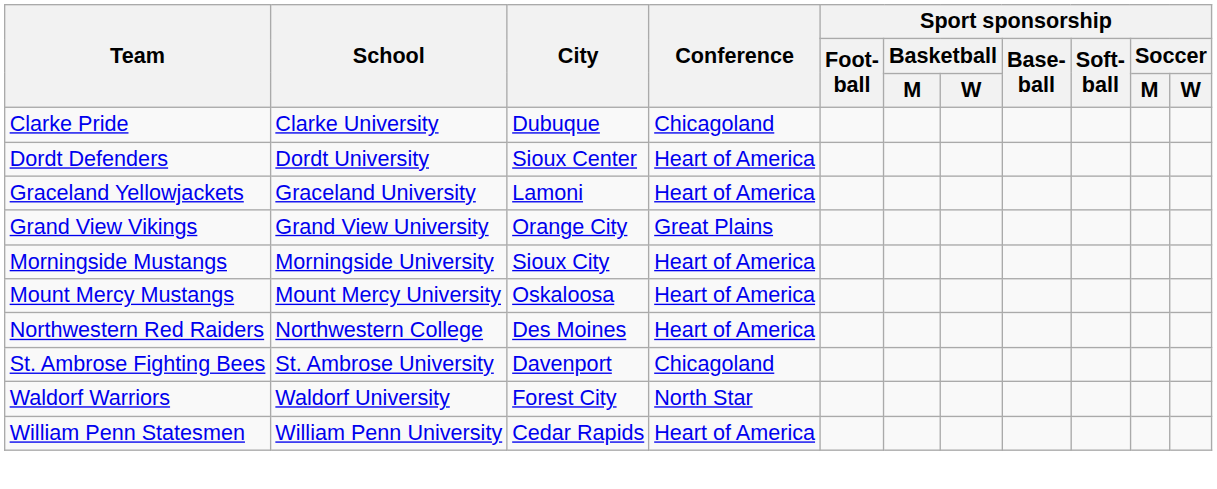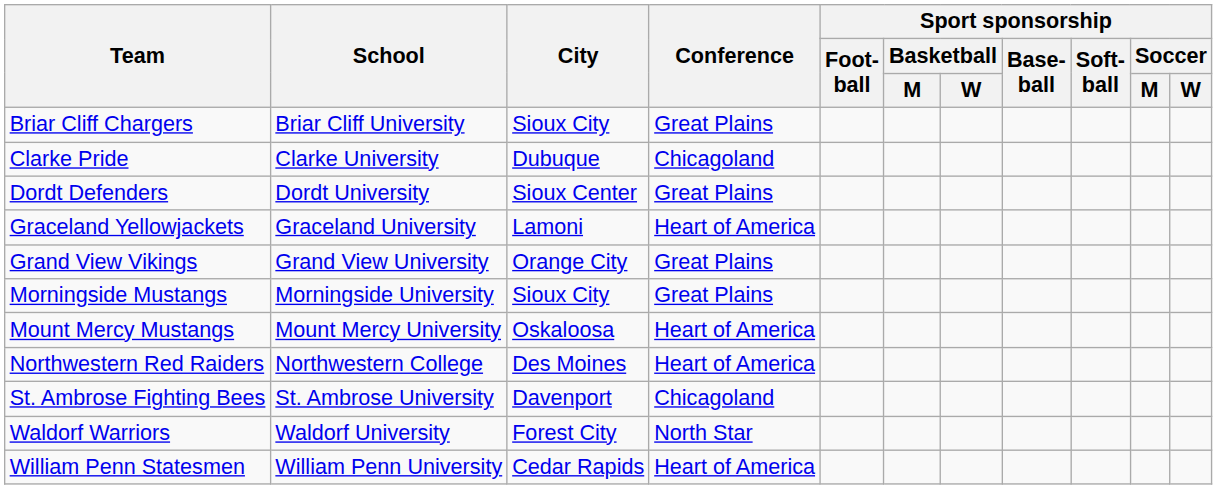+ row: (101, 124)
(735, 158) Heart of America -> (714, 192) Great Plains
(735, 261) Heart of America -> (714, 295) Great Plains
